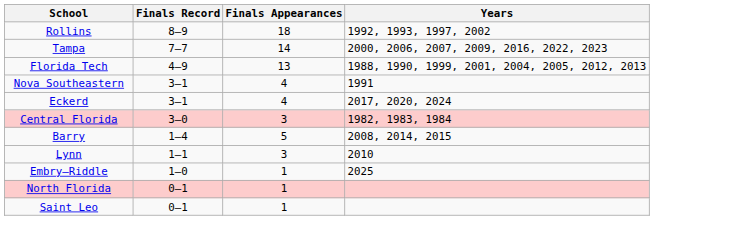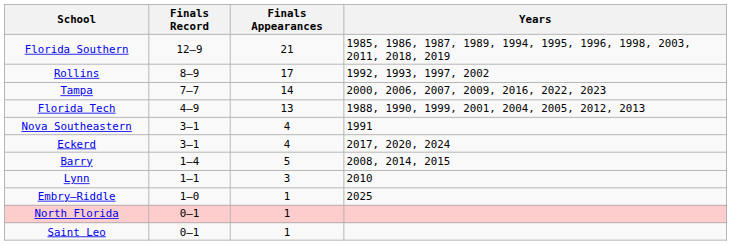+ row: (77, 49)
(284, 31) 18 -> (287, 73) 17
- row: (69, 119)
